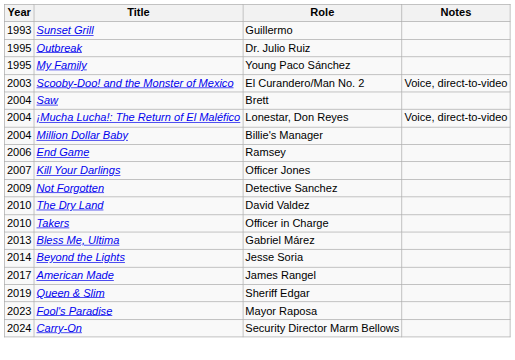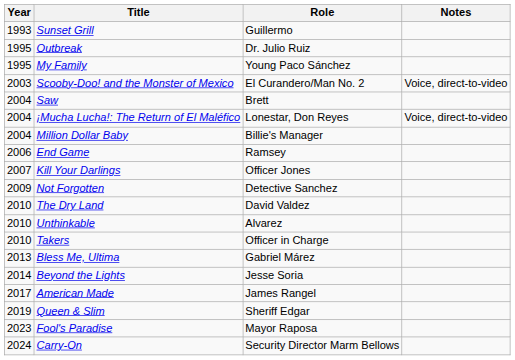+ row: (66, 223)
